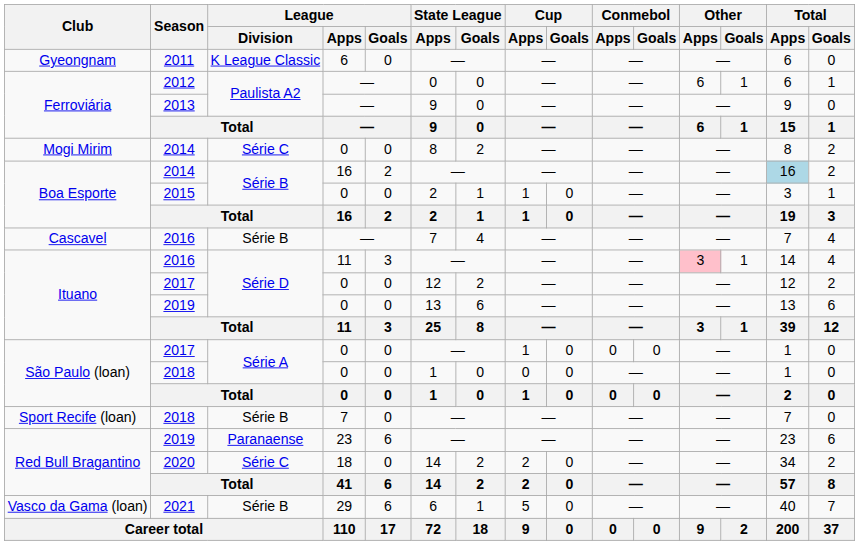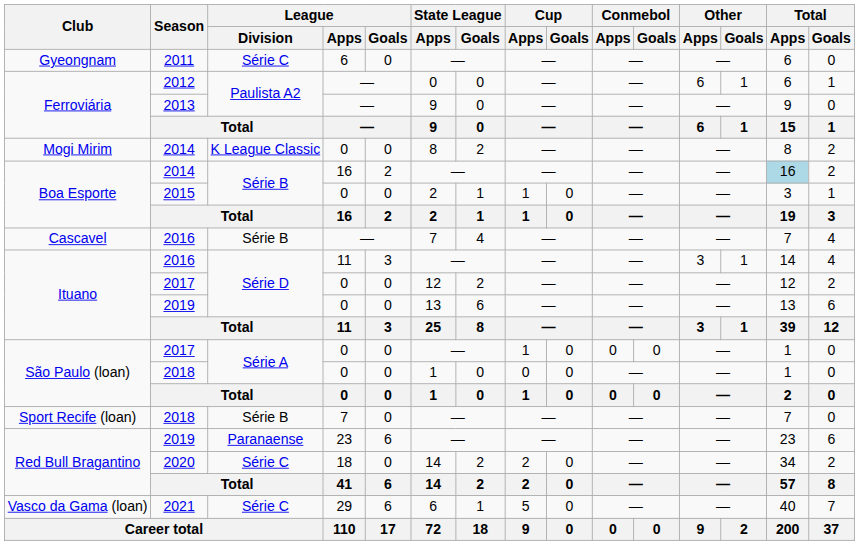(265, 60) K League Classic -> (265, 60) Série C
(265, 149) Série C -> (265, 149) K League Classic
(700, 261) pink background -> (700, 261) no background
(265, 506) Série B -> (265, 506) Série C
